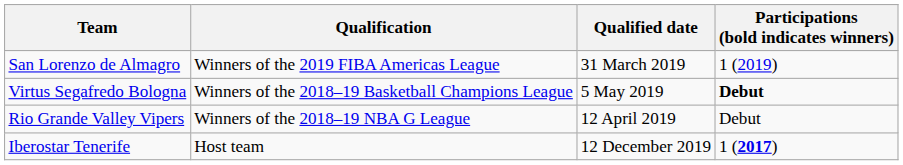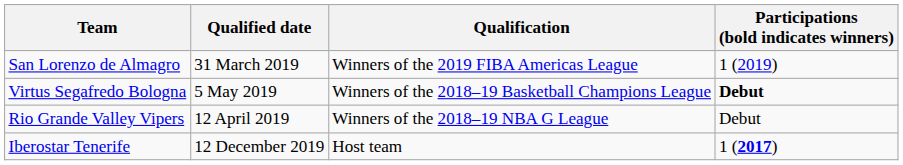columns swapped: (383, 27) <-> (646, 27)
